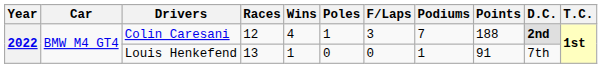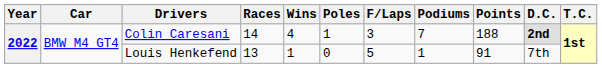(251, 34) 12 -> (251, 34) 14
(370, 54) 0 -> (370, 54) 5
